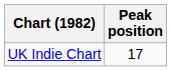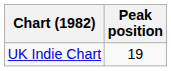(135, 54) 17 -> (135, 54) 19
